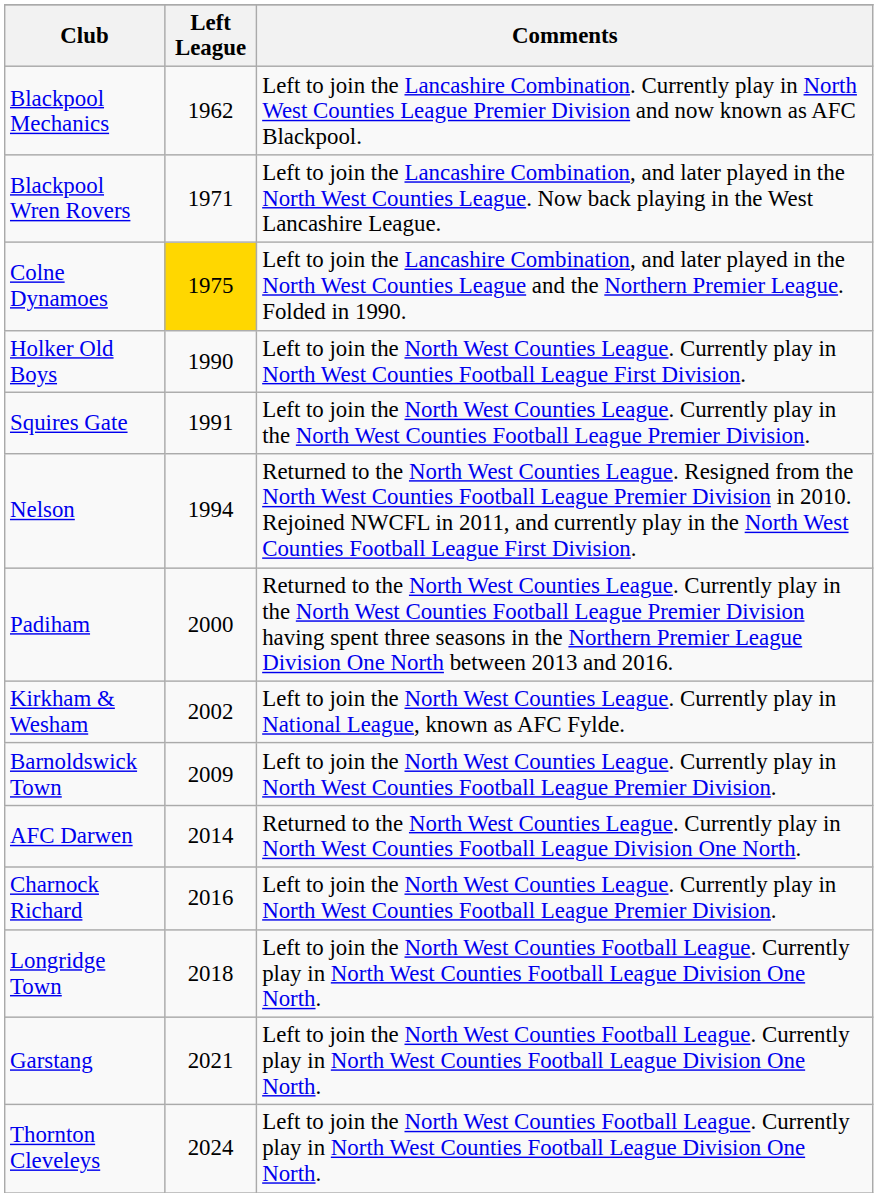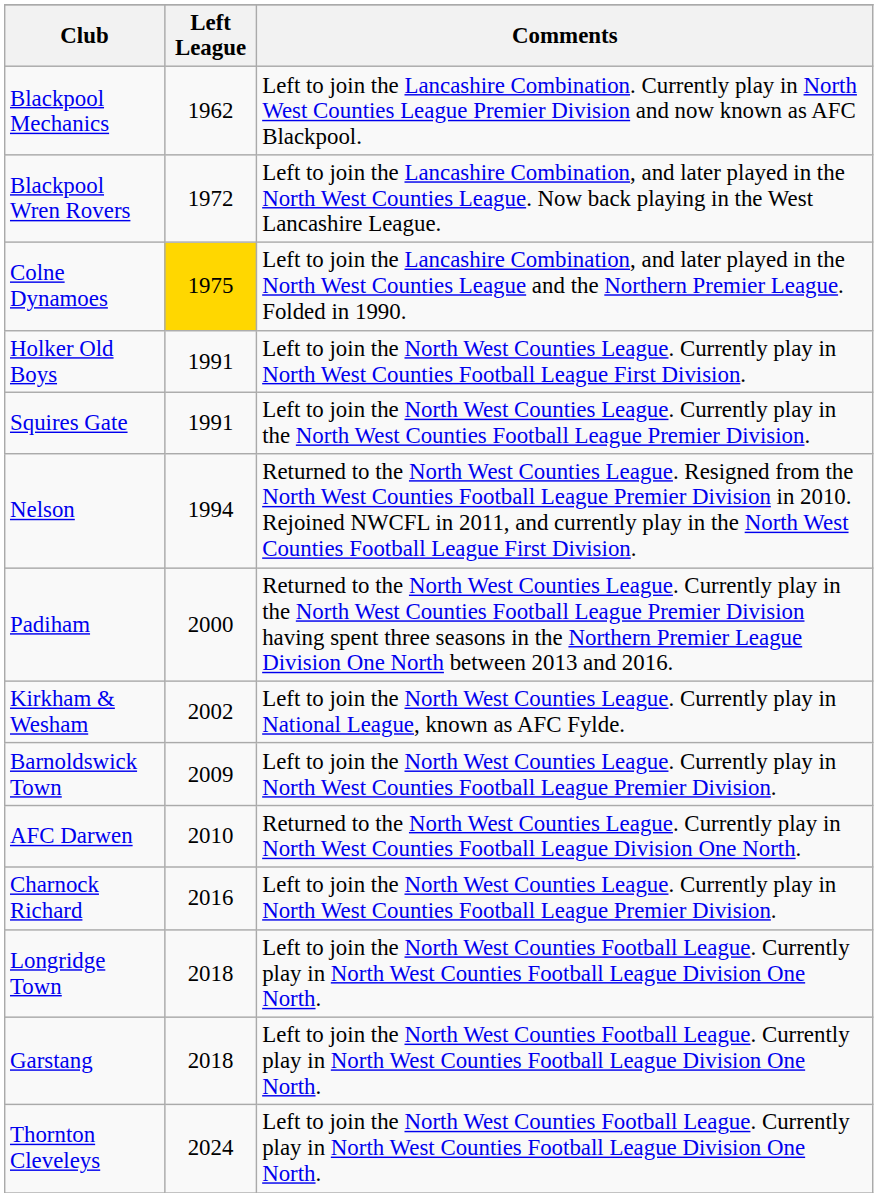(211, 198) 1971 -> (211, 198) 1972
(211, 360) 1990 -> (211, 360) 1991
(211, 835) 2014 -> (211, 835) 2010
(211, 1060) 2021 -> (211, 1060) 2018
